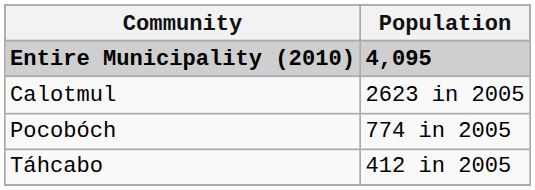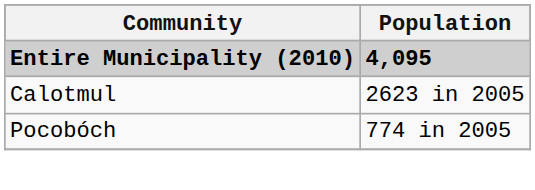- row: (57, 167)
